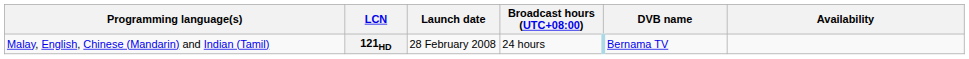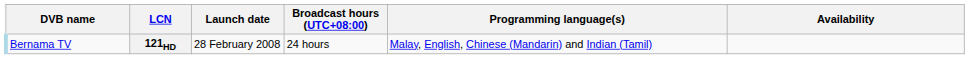columns swapped: (665, 19) <-> (175, 19)
